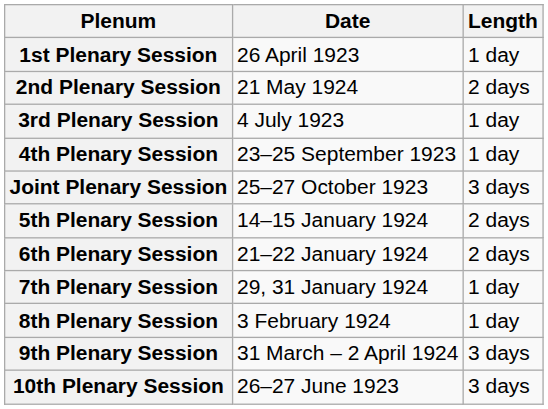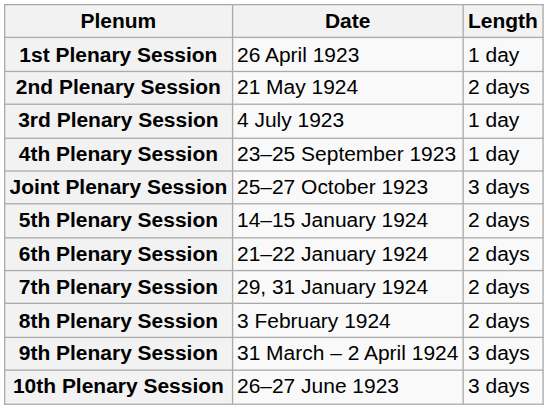(494, 287) 1 day -> (499, 287) 2 days
(494, 320) 1 day -> (499, 320) 2 days
